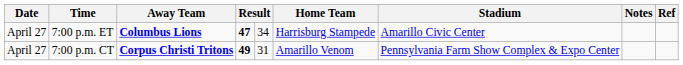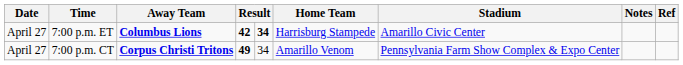(244, 32) 47 -> (244, 32) 42
(263, 32) normal -> (263, 32) bold
(263, 50) 31 -> (263, 50) 34
